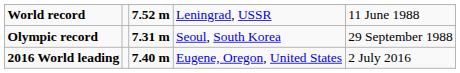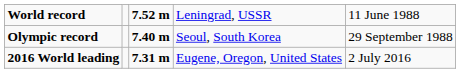(151, 36) 7.31 m -> (151, 36) 7.40 m
(151, 57) 7.40 m -> (151, 57) 7.31 m
